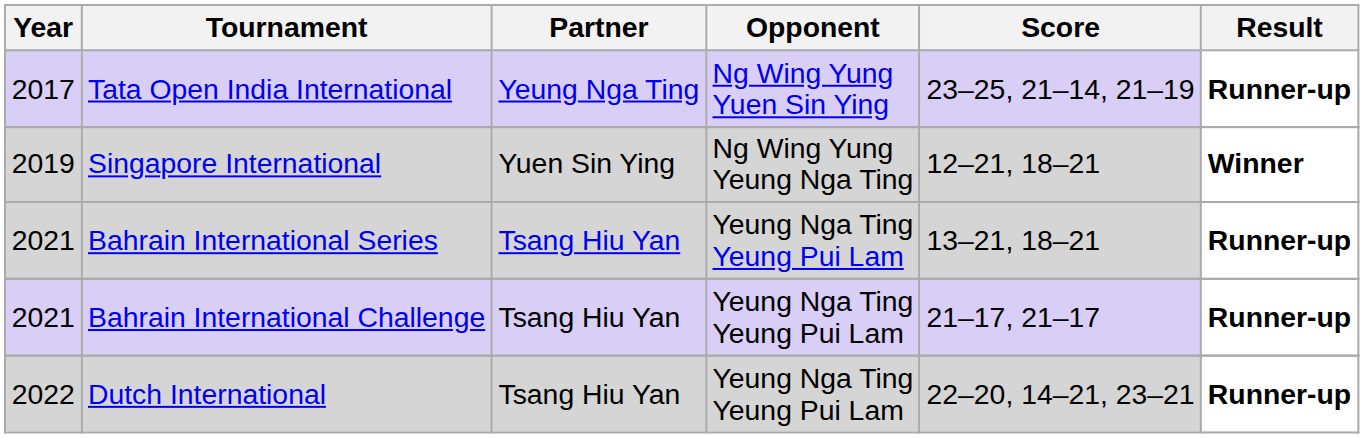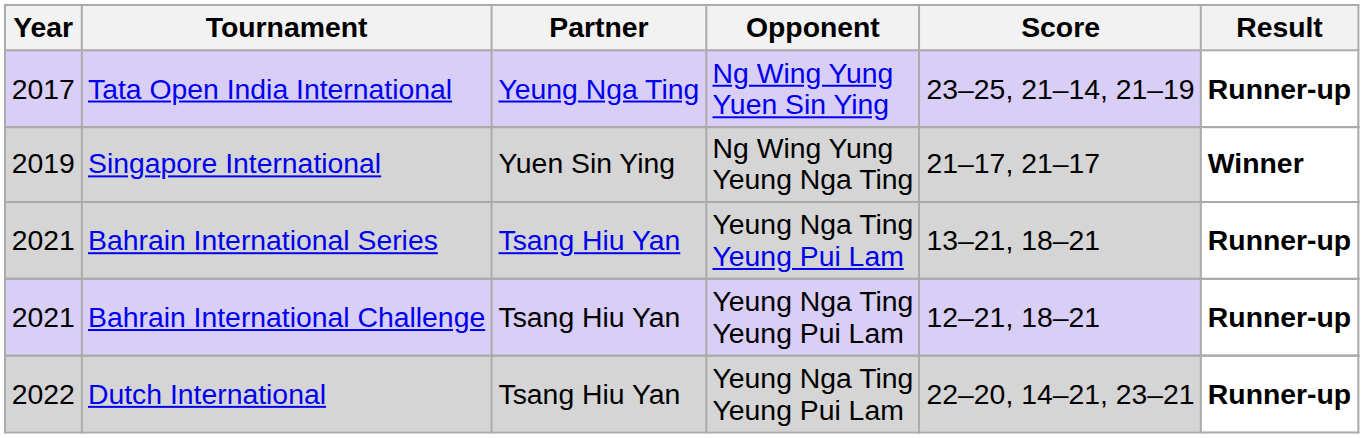(1013, 165) 12–21, 18–21 -> (1013, 165) 21–17, 21–17
(1013, 317) 21–17, 21–17 -> (1013, 317) 12–21, 18–21
